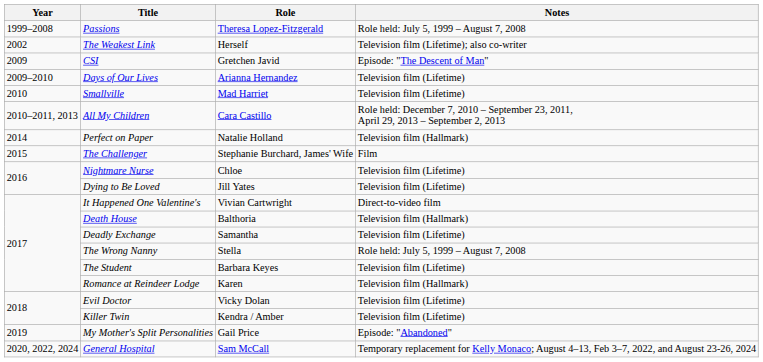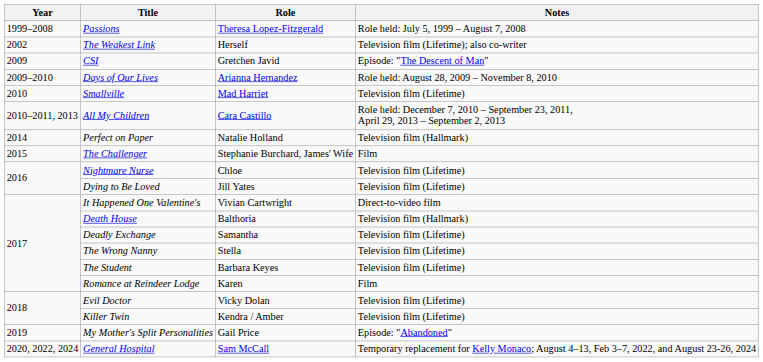(411, 77) Television film (Lifetime) -> (457, 77) Role held: August 28, 2009 – November 8, 2010
(442, 251) Role held: July 5, 1999 – August 7, 2008 -> (411, 251) Television film (Lifetime)
(413, 283) Television film (Hallmark) -> (368, 283) Film
